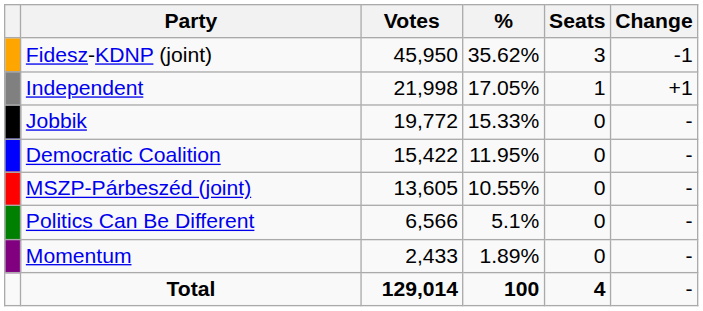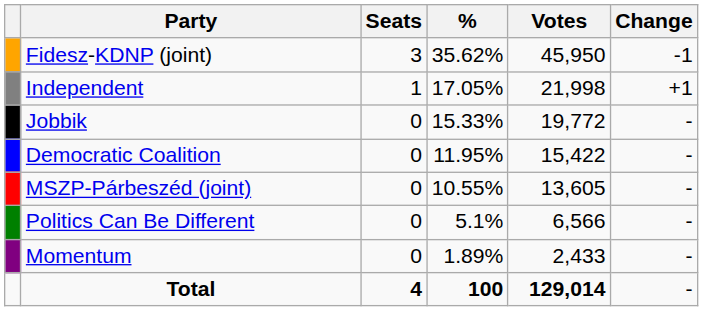columns swapped: (412, 21) <-> (577, 21)
